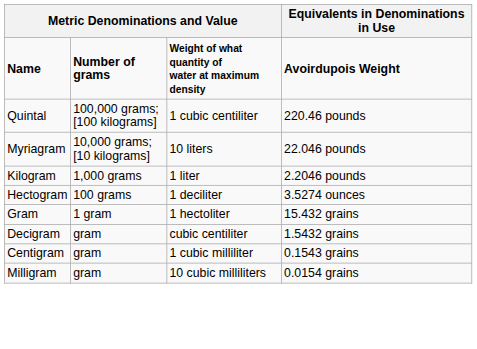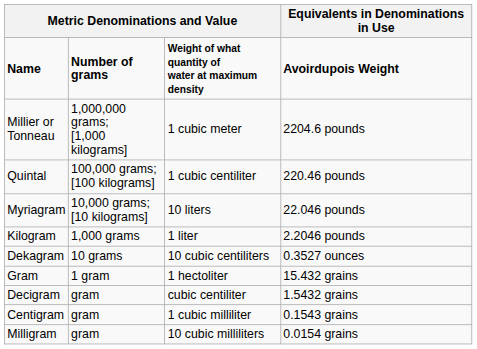+ row: (31, 129)
- row: (37, 195)
+ row: (36, 256)
